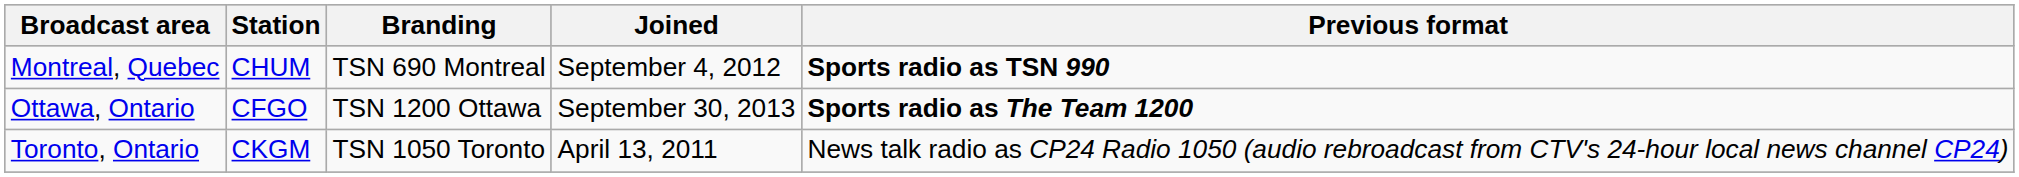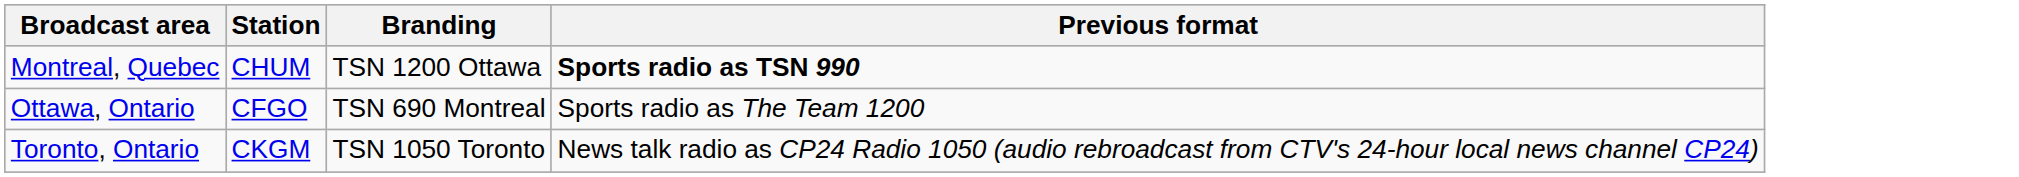- column: (677, 25)
(439, 66) TSN 690 Montreal -> (437, 66) TSN 1200 Ottawa
(437, 108) TSN 1200 Ottawa -> (439, 108) TSN 690 Montreal
(1000, 108) bold -> (741, 108) normal
